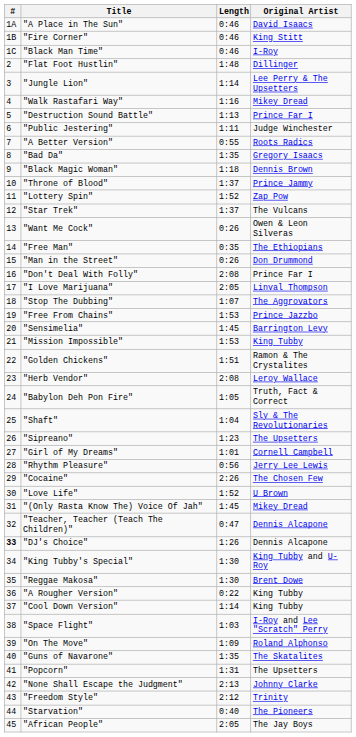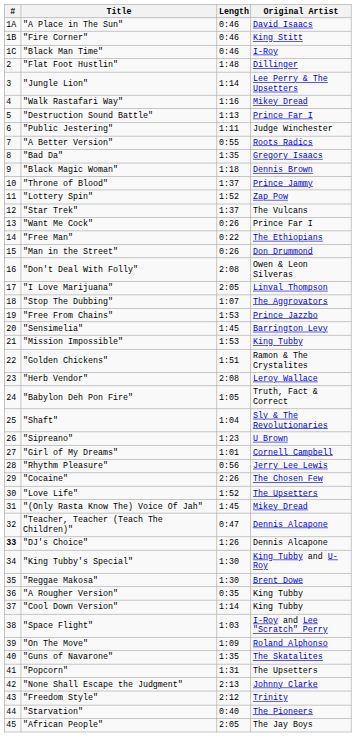(280, 229) Owen & Leon Silveras -> (283, 224) Prince Far I
(229, 247) 0:35 -> (229, 238) 0:22
(283, 274) Prince Far I -> (280, 270) Owen & Leon Silveras
(285, 439) The Upsetters -> (270, 439) U Brown
(270, 493) U Brown -> (285, 493) The Upsetters
(229, 594) 0:22 -> (229, 594) 0:35
